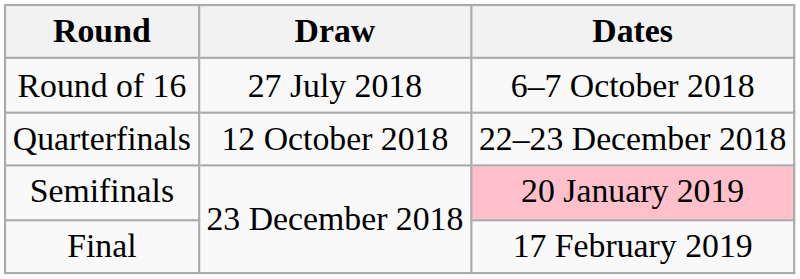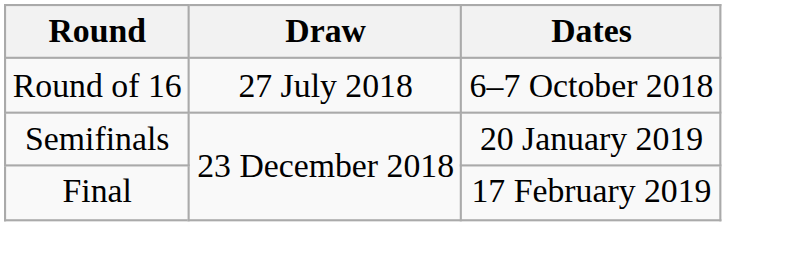- row: (102, 138)
(633, 191) pink background -> (591, 138) no background
